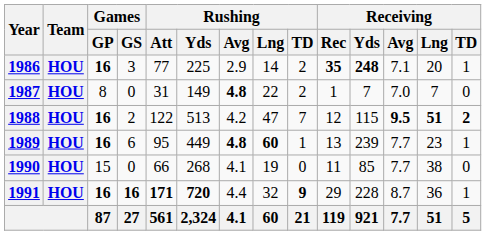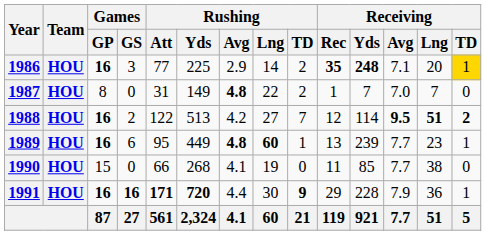(466, 67) no background -> (466, 67) gold background
(270, 117) 47 -> (270, 117) 27
(367, 117) 115 -> (367, 117) 114
(270, 192) 32 -> (270, 192) 30
(400, 192) 8.7 -> (400, 192) 7.9
